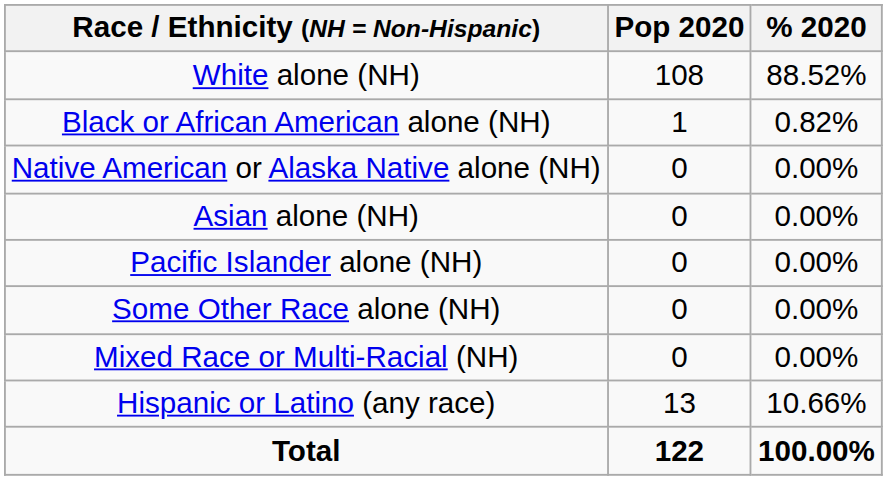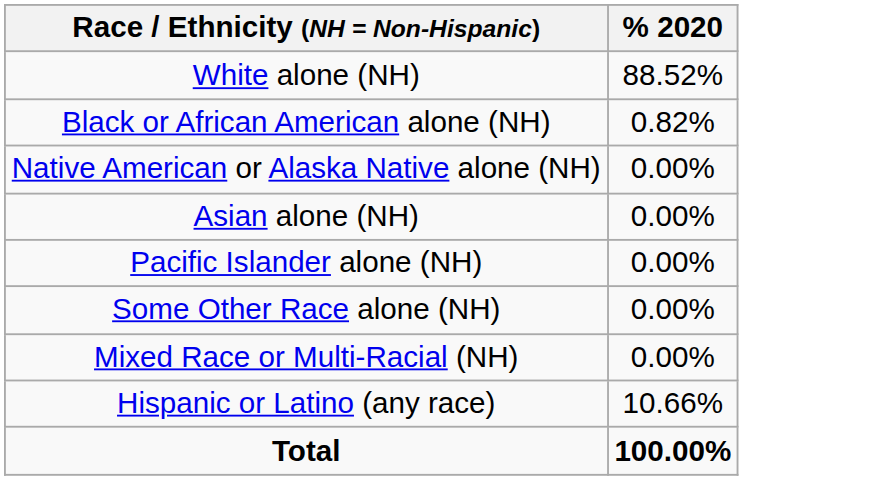- column: (679, 27)
